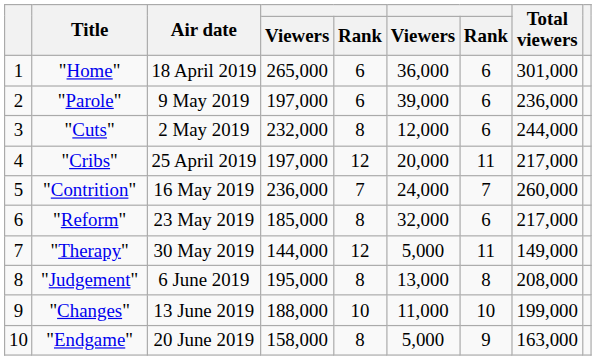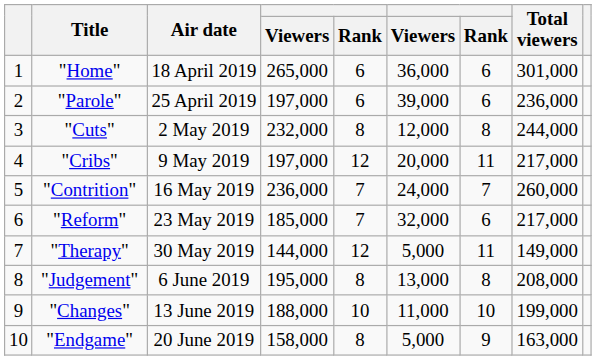(204, 100) 9 May 2019 -> (204, 100) 25 April 2019
(486, 130) 6 -> (486, 130) 8
(204, 160) 25 April 2019 -> (204, 160) 9 May 2019
(360, 220) 8 -> (360, 220) 7
